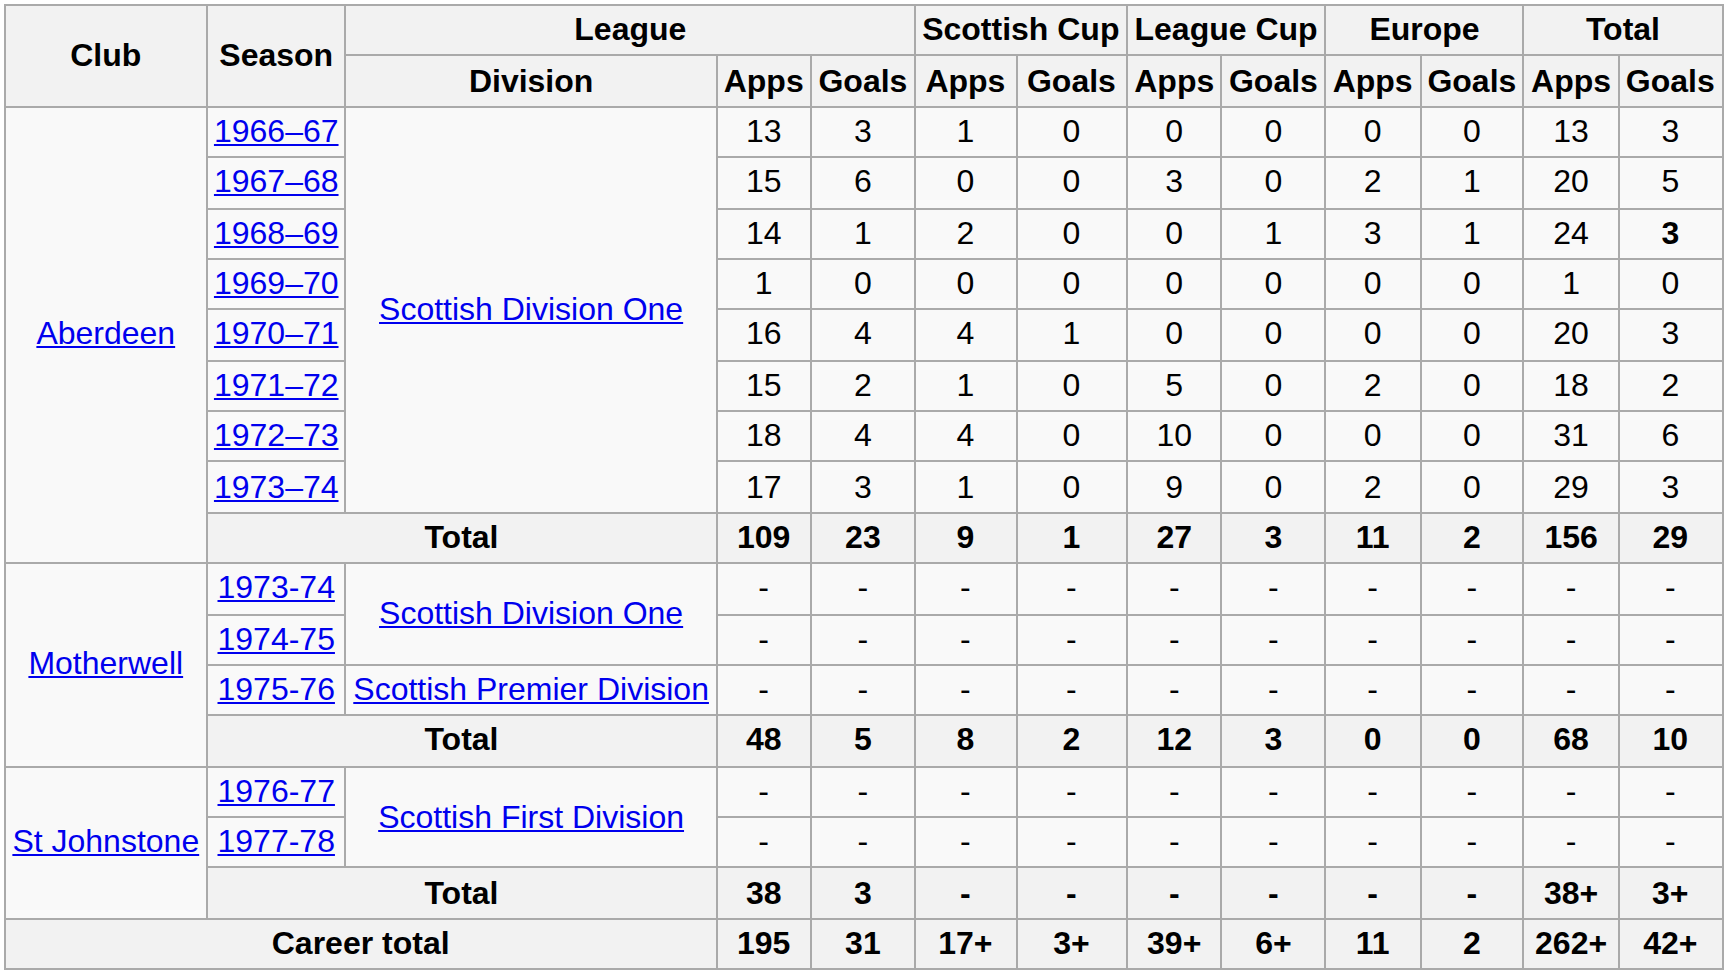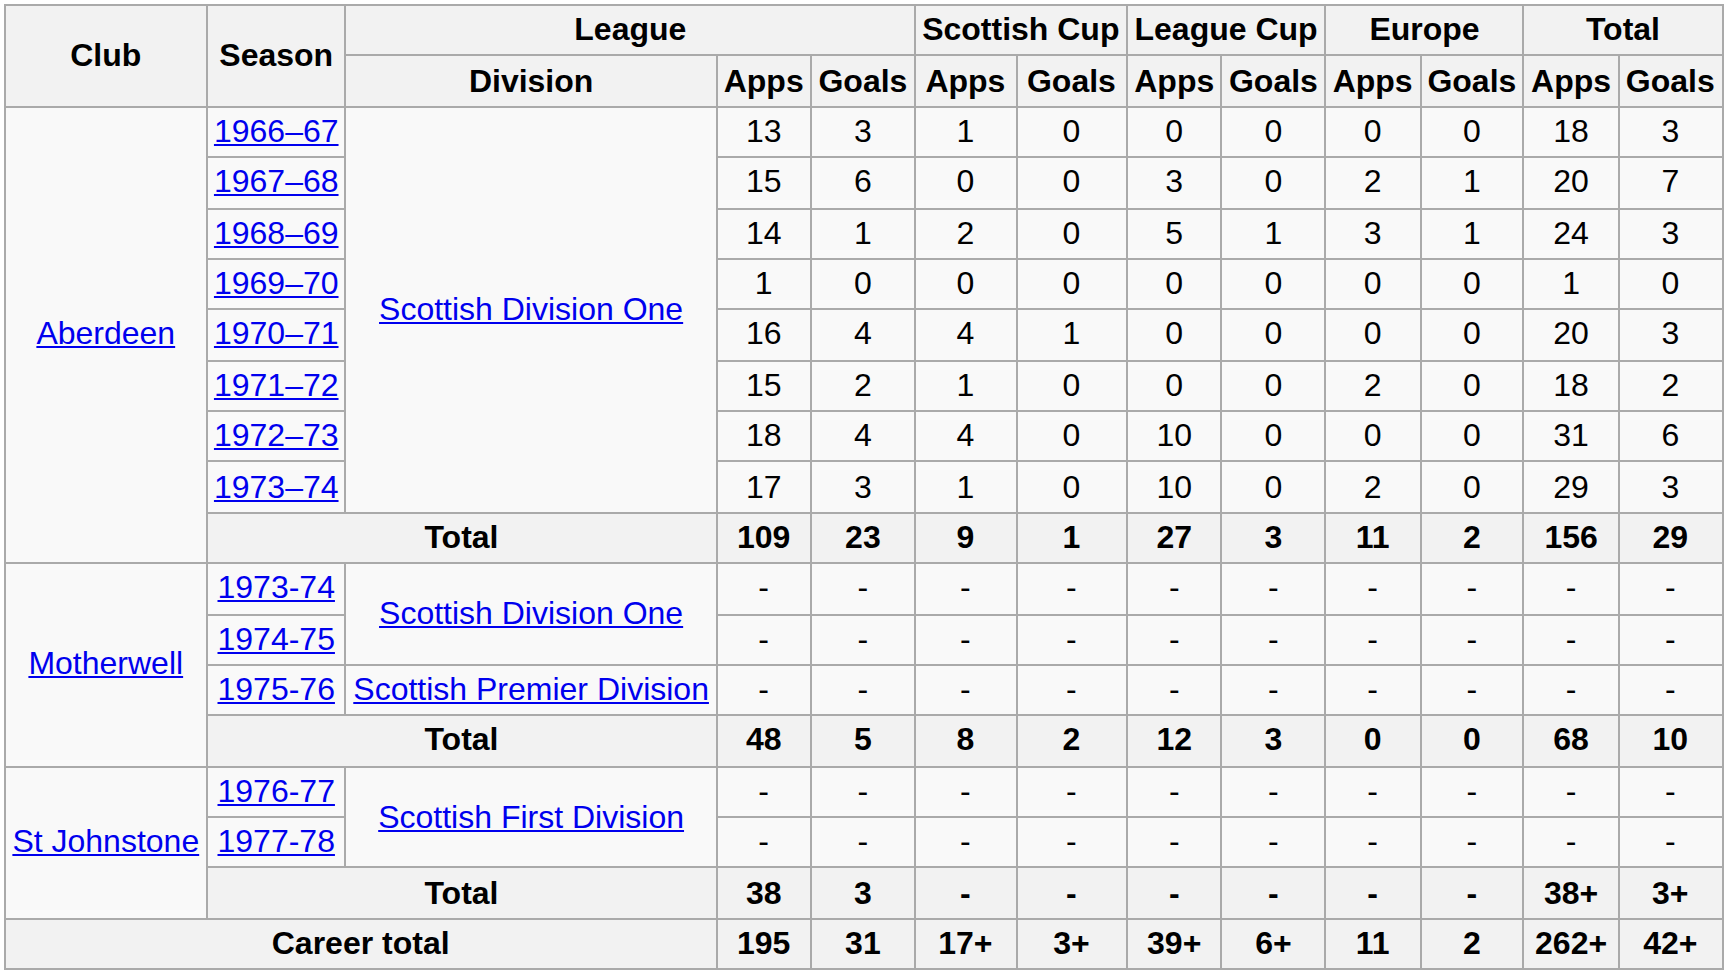(1571, 131) 13 -> (1571, 131) 18
(1670, 182) 5 -> (1670, 182) 7
(1174, 232) 0 -> (1174, 232) 5
(1670, 232) bold -> (1670, 232) normal
(1174, 385) 5 -> (1174, 385) 0
(1174, 486) 9 -> (1174, 486) 10
